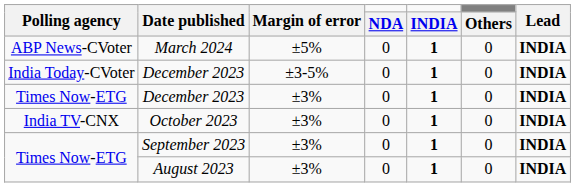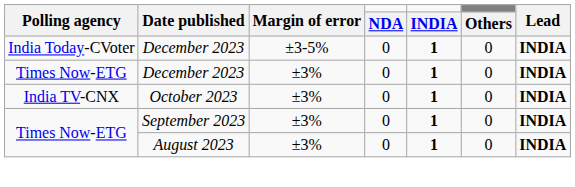- row: (71, 48)
